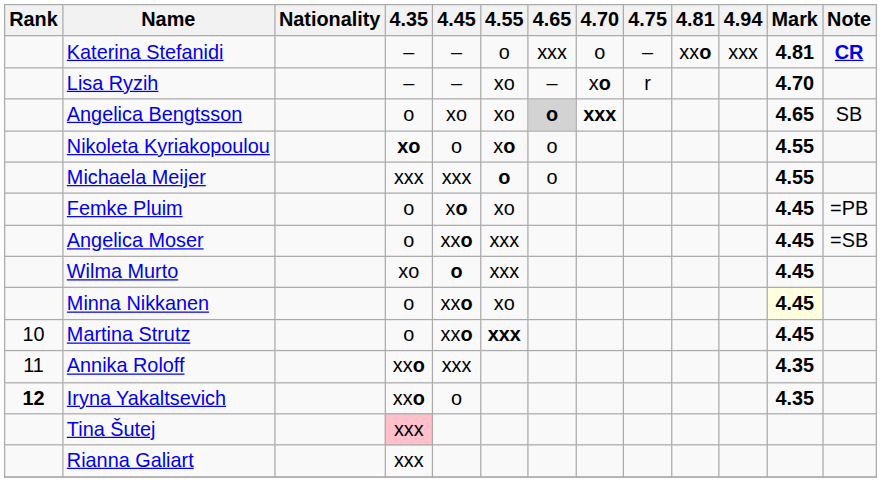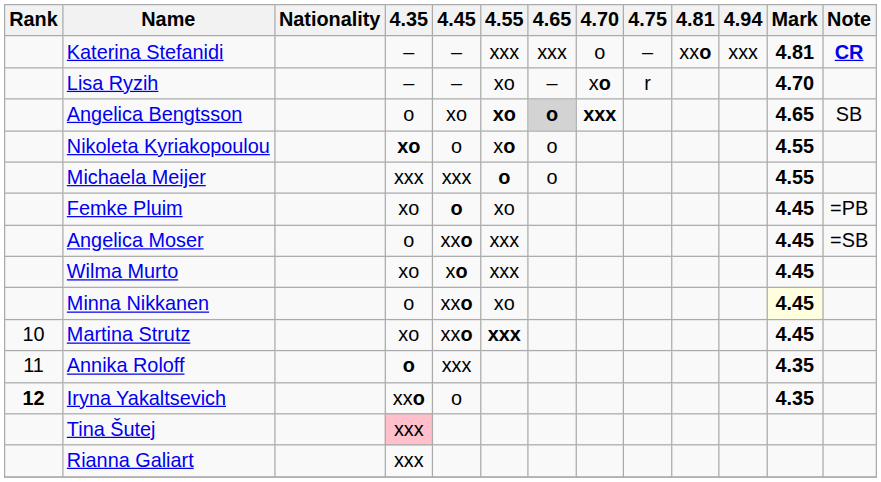(504, 51) o -> (504, 51) xxx
(504, 114) normal -> (504, 114) bold
(409, 209) o -> (409, 209) xo
(457, 209) xo -> (457, 209) o
(457, 271) o -> (457, 271) xo
(409, 334) o -> (409, 334) xo
(409, 366) xxo -> (409, 366) o
